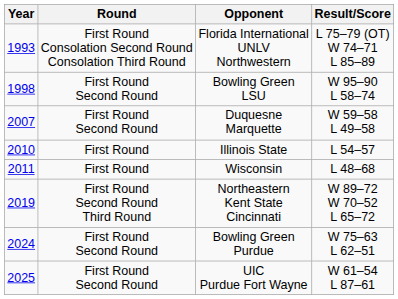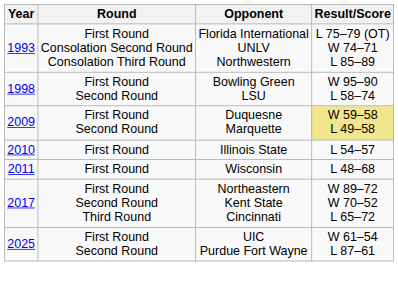(21, 122) 2007 -> (21, 122) 2009
(353, 122) no background -> (353, 122) khaki background
(21, 203) 2019 -> (21, 203) 2017
- row: (254, 244)
